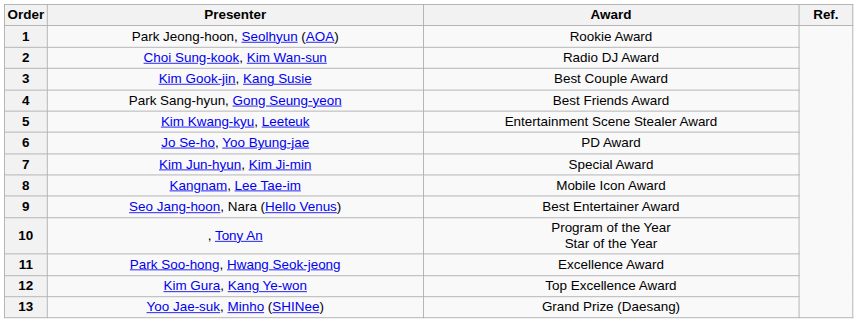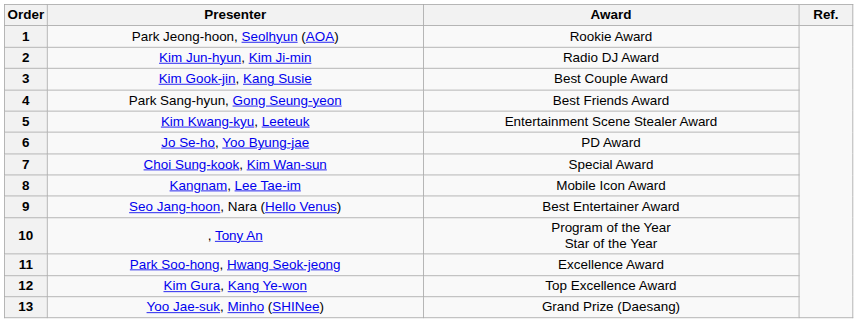(235, 57) Choi Sung-kook, Kim Wan-sun -> (235, 57) Kim Jun-hyun, Kim Ji-min
(235, 164) Kim Jun-hyun, Kim Ji-min -> (235, 164) Choi Sung-kook, Kim Wan-sun
